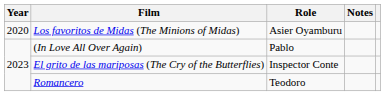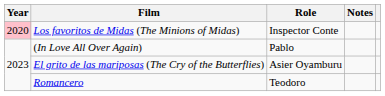(18, 30) no background -> (18, 30) pink background
(306, 30) Asier Oyamburu -> (304, 30) Inspector Conte
(304, 64) Inspector Conte -> (306, 64) Asier Oyamburu
